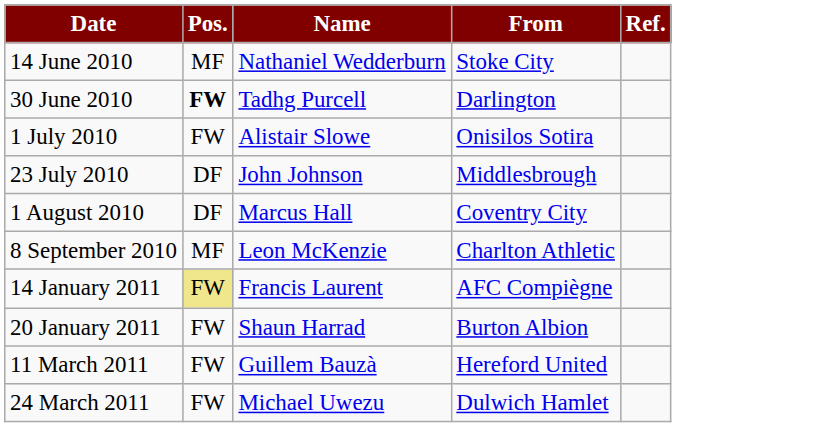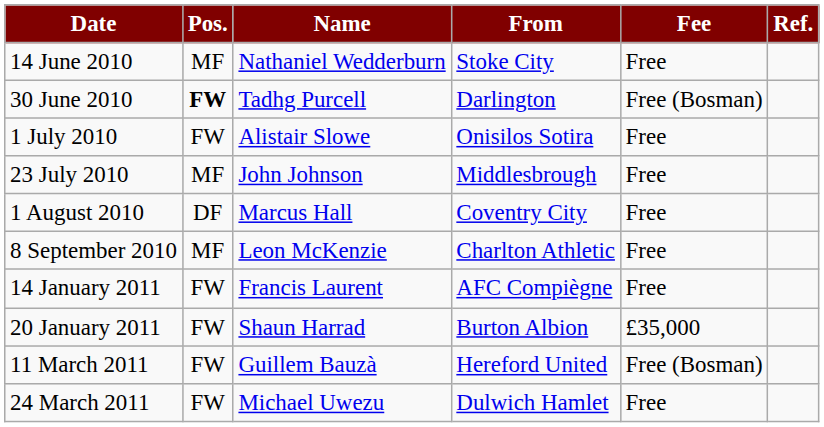+ column: (694, 23)
(208, 174) DF -> (208, 174) MF
(208, 288) khaki background -> (208, 288) no background
